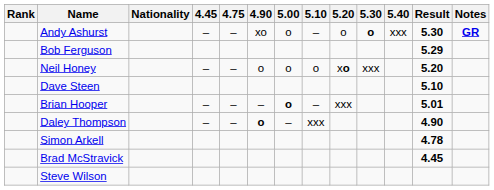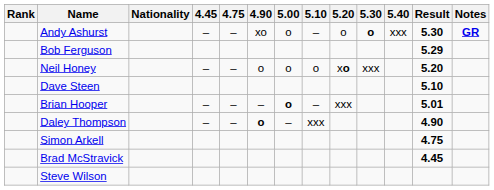(432, 140) 4.78 -> (432, 140) 4.75
